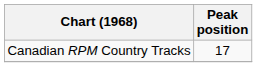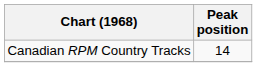(222, 51) 17 -> (222, 51) 14
